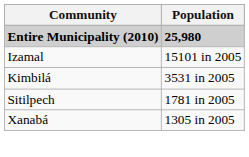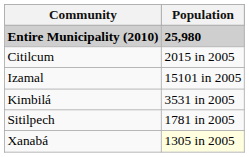+ row: (31, 57)
(200, 120) no background -> (200, 141) lightyellow background
